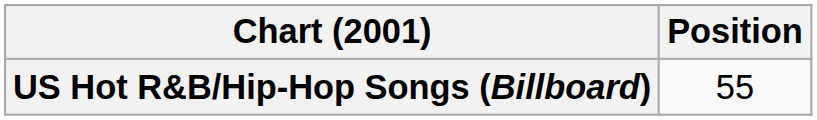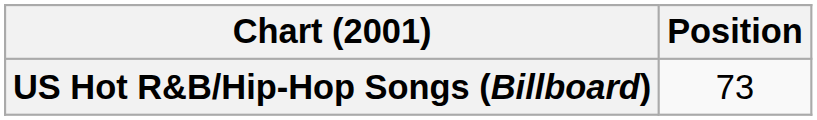(735, 86) 55 -> (735, 86) 73
